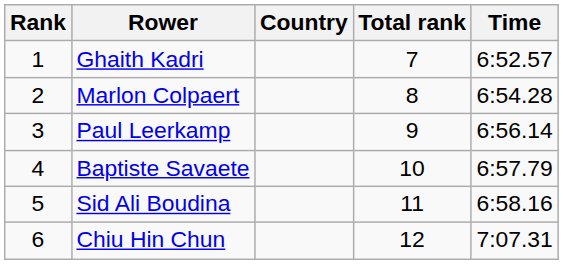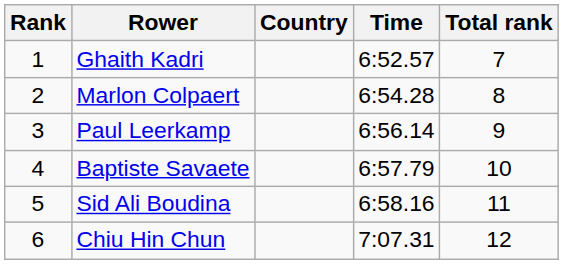columns swapped: (515, 22) <-> (412, 22)
